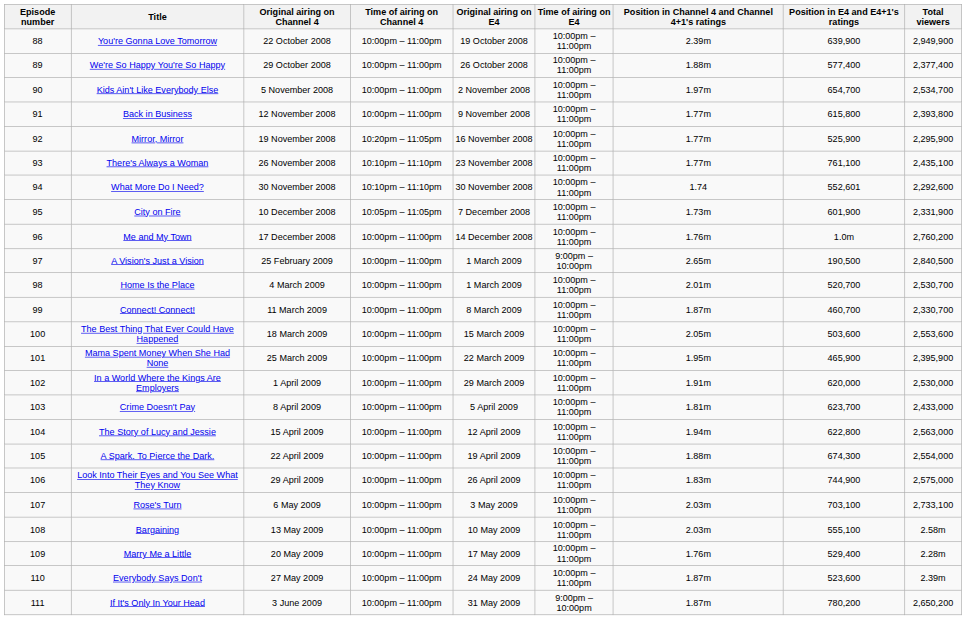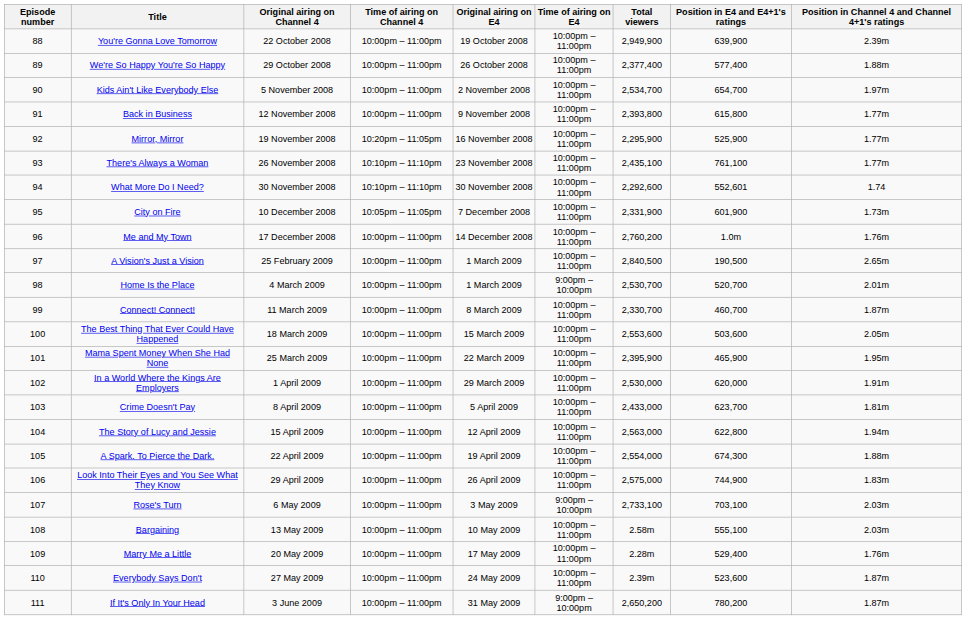columns swapped: (698, 17) <-> (933, 17)
(574, 261) 9:00pm – 10:00pm -> (574, 261) 10:00pm – 11:00pm
(574, 285) 10:00pm – 11:00pm -> (574, 285) 9:00pm – 10:00pm
(574, 505) 10:00pm – 11:00pm -> (574, 505) 9:00pm – 10:00pm
